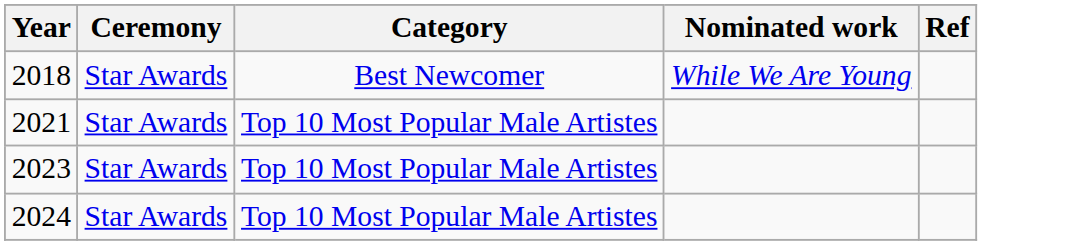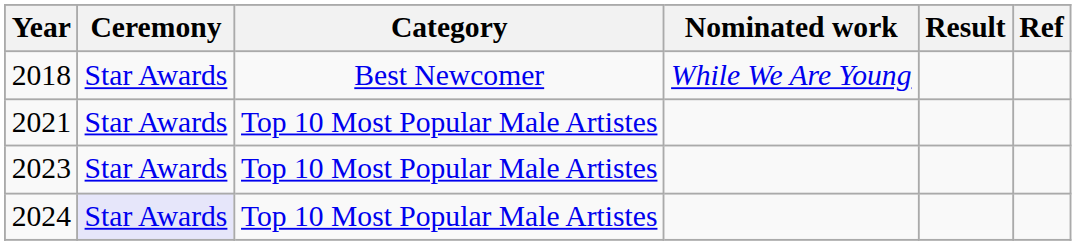+ column: (965, 27)
(156, 215) no background -> (156, 215) lavender background
